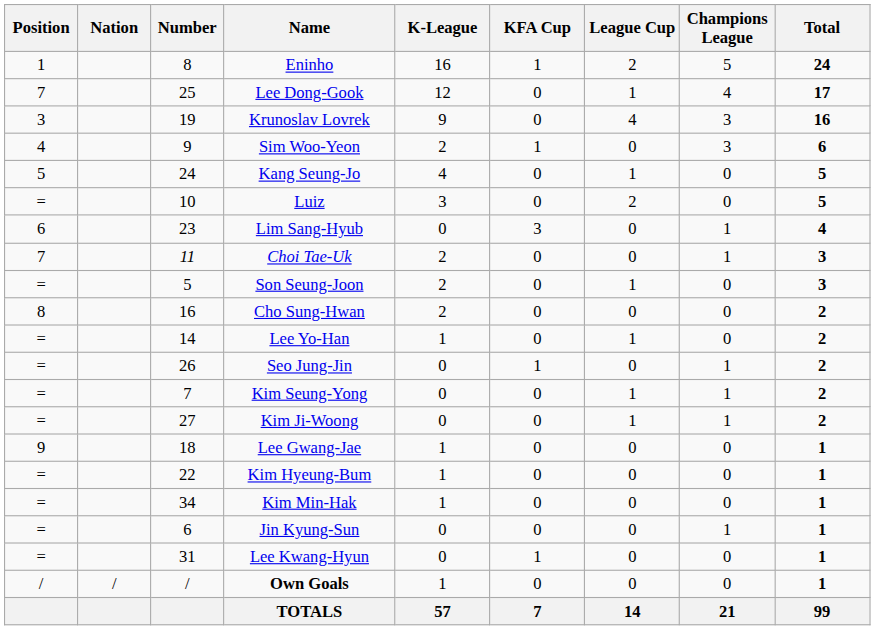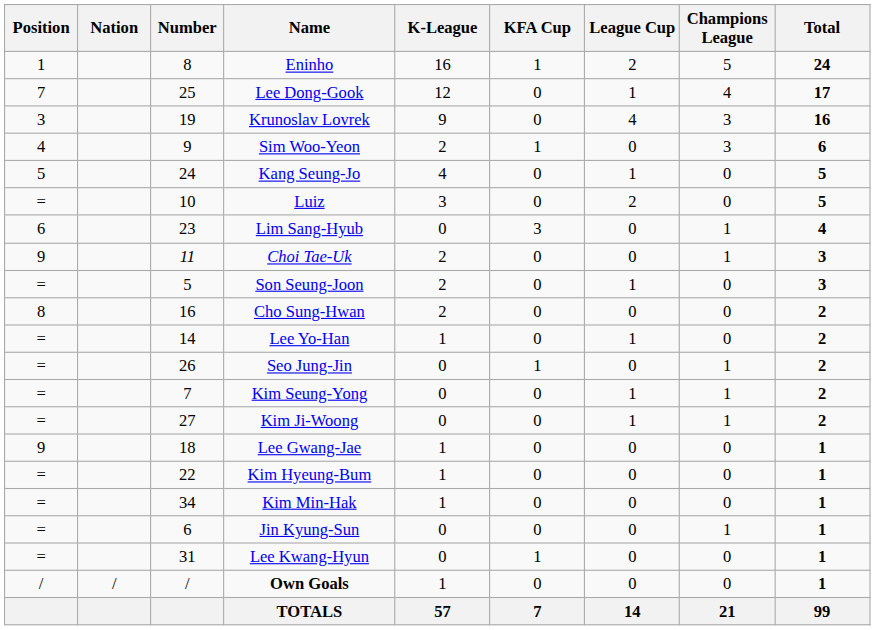(41, 256) 7 -> (41, 256) 9
